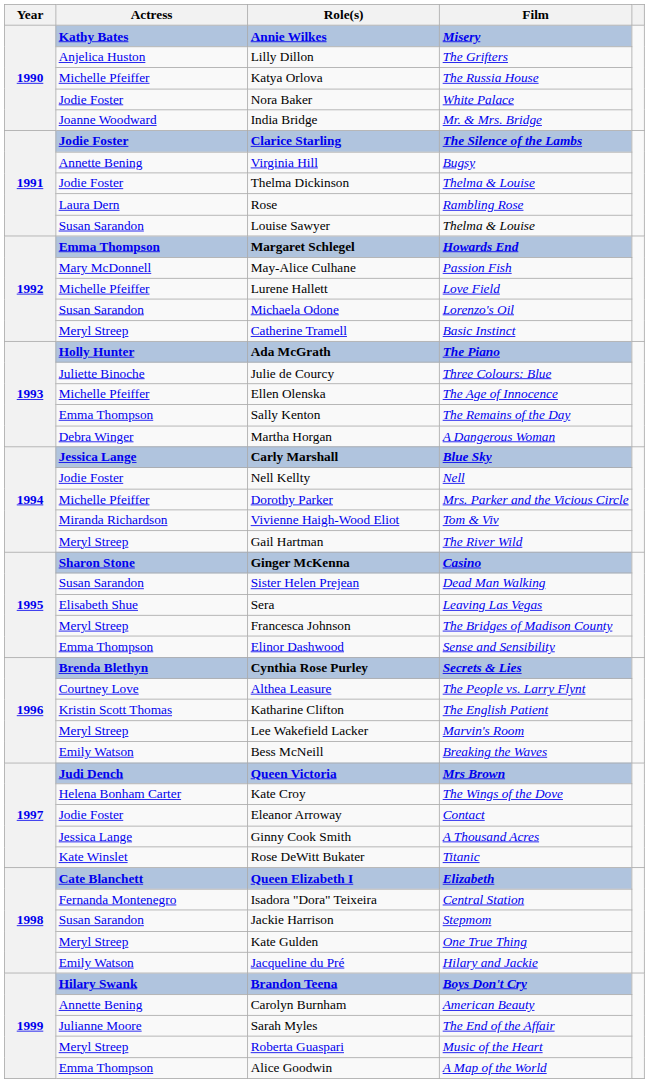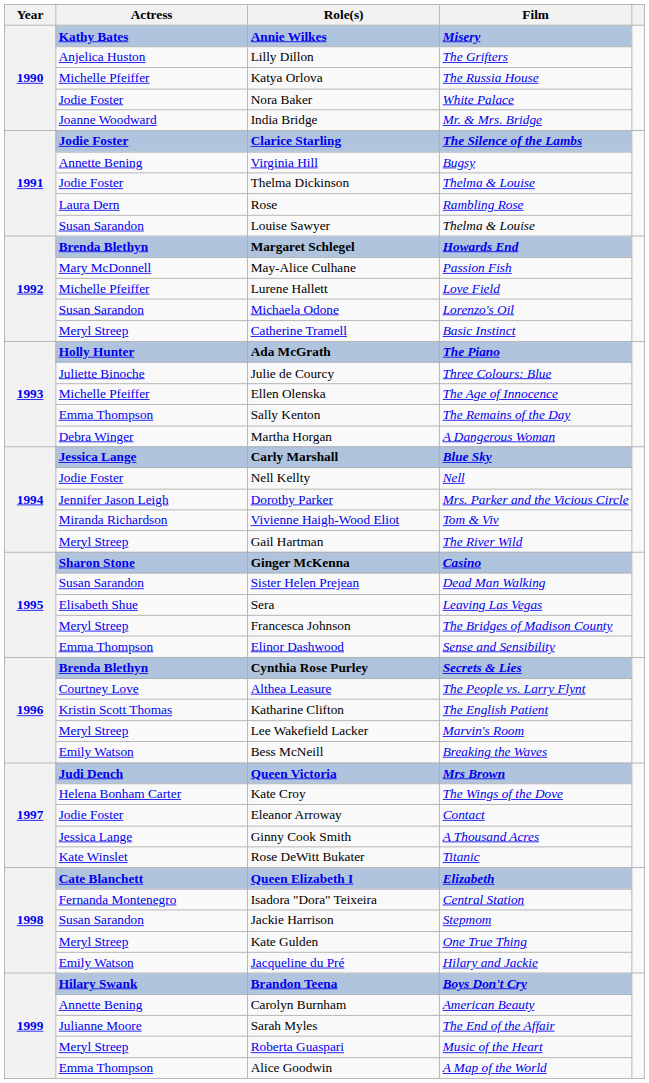(109, 246) Emma Thompson -> (103, 246) Brenda Blethyn
(104, 499) Michelle Pfeiffer -> (114, 499) Jennifer Jason Leigh
